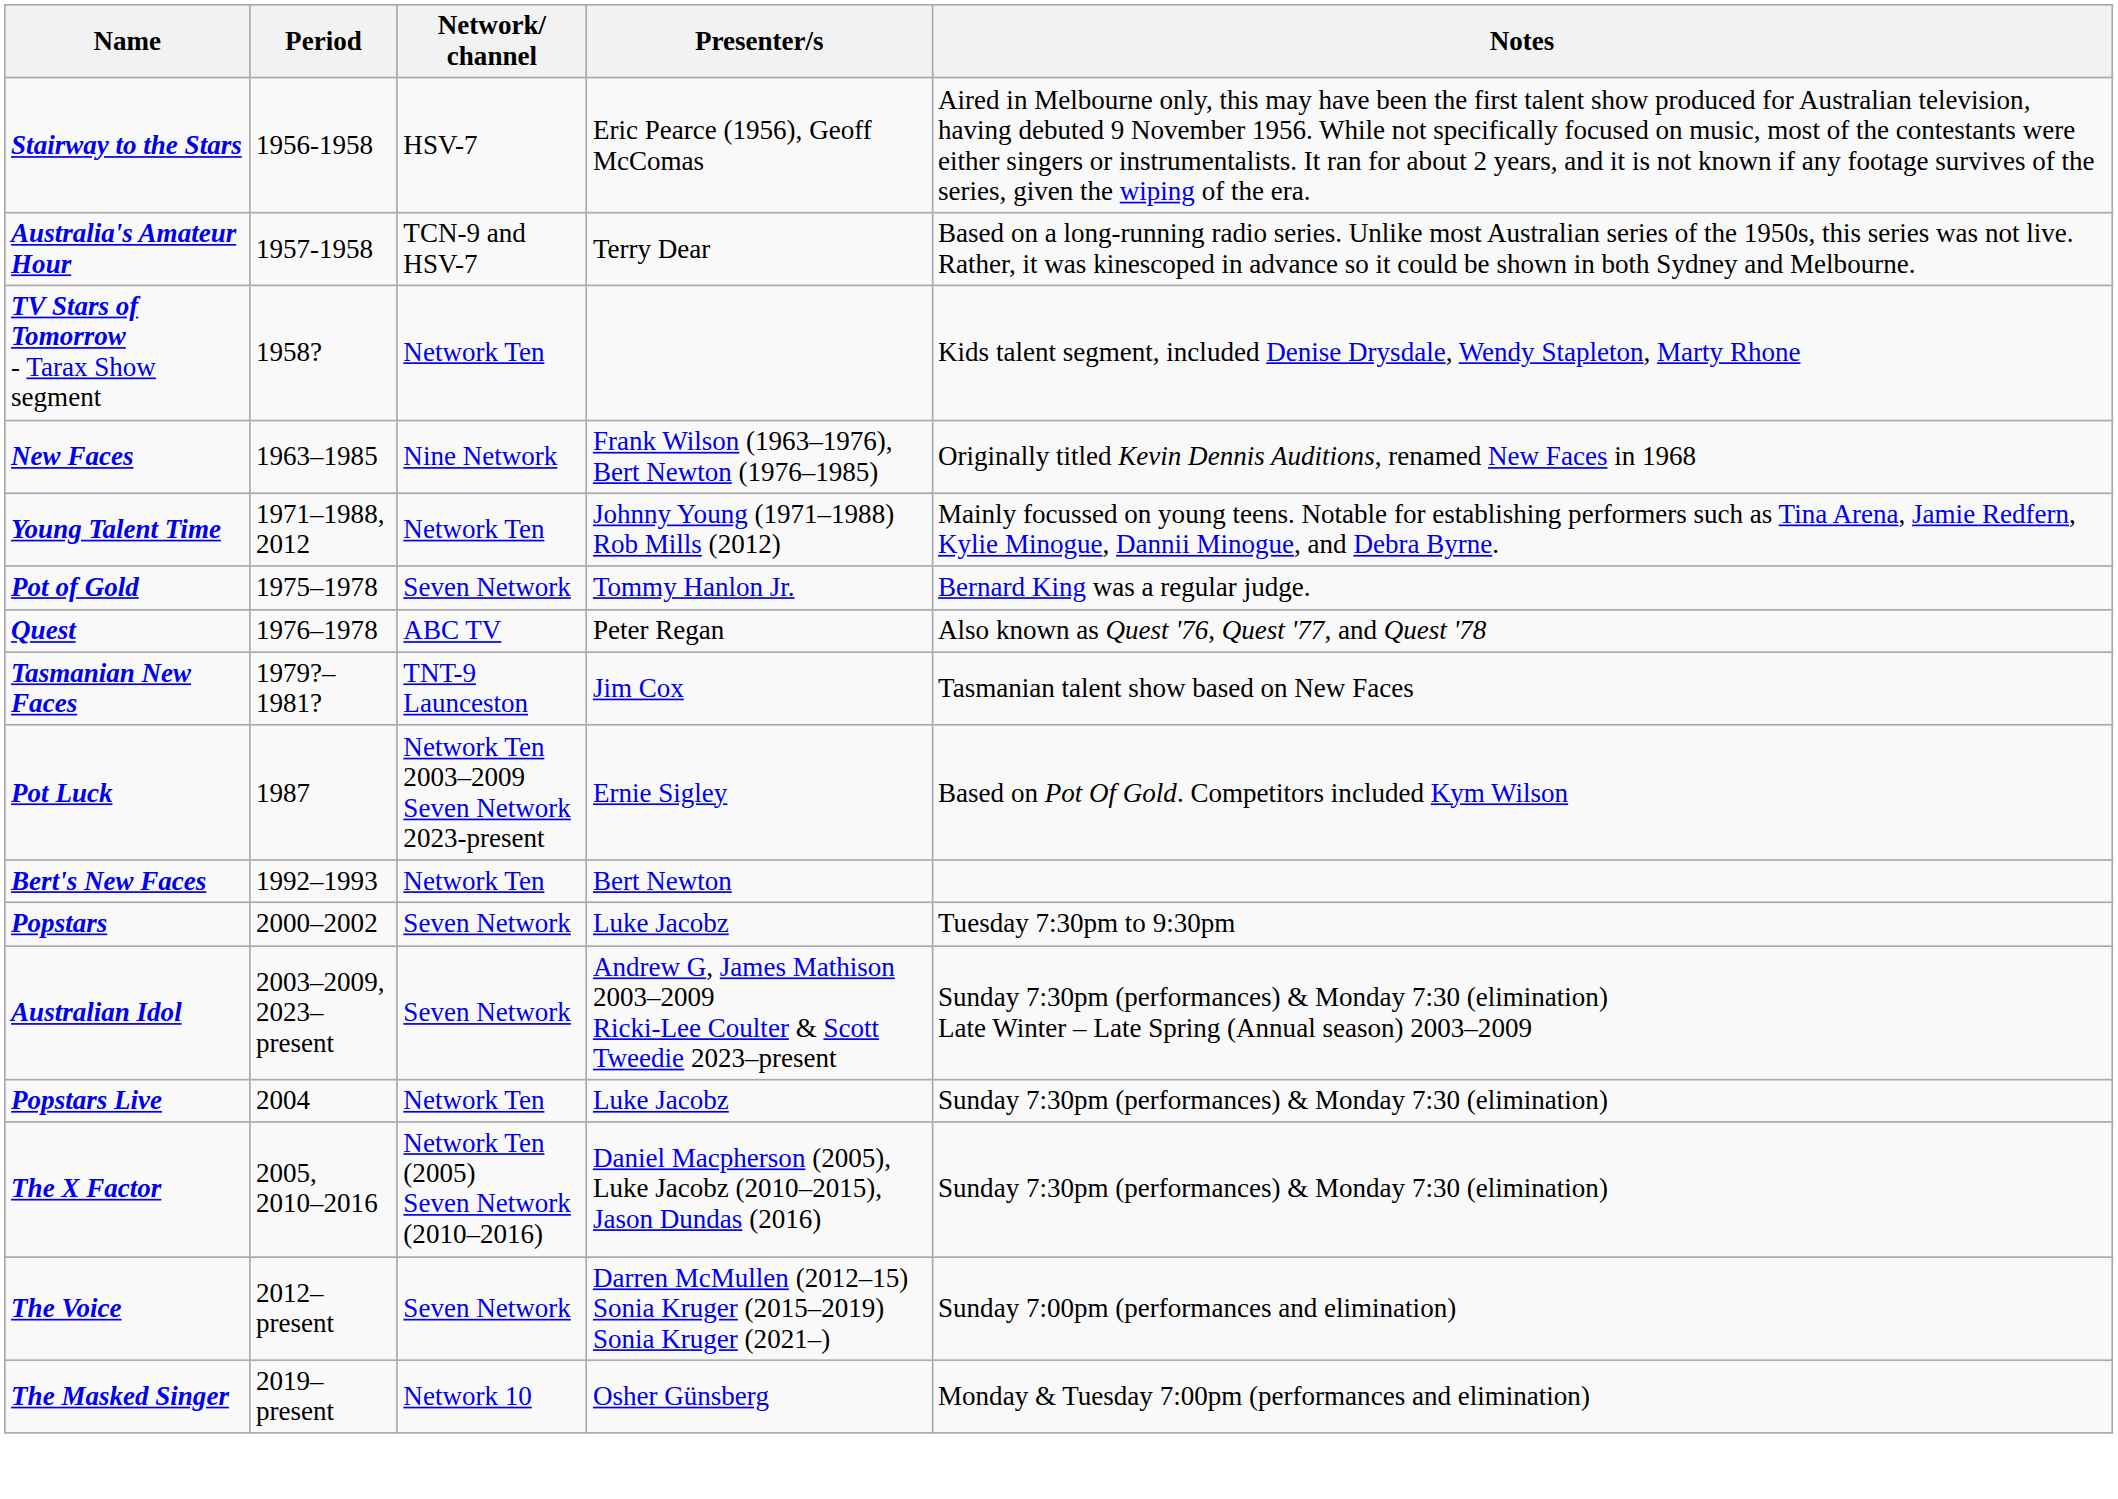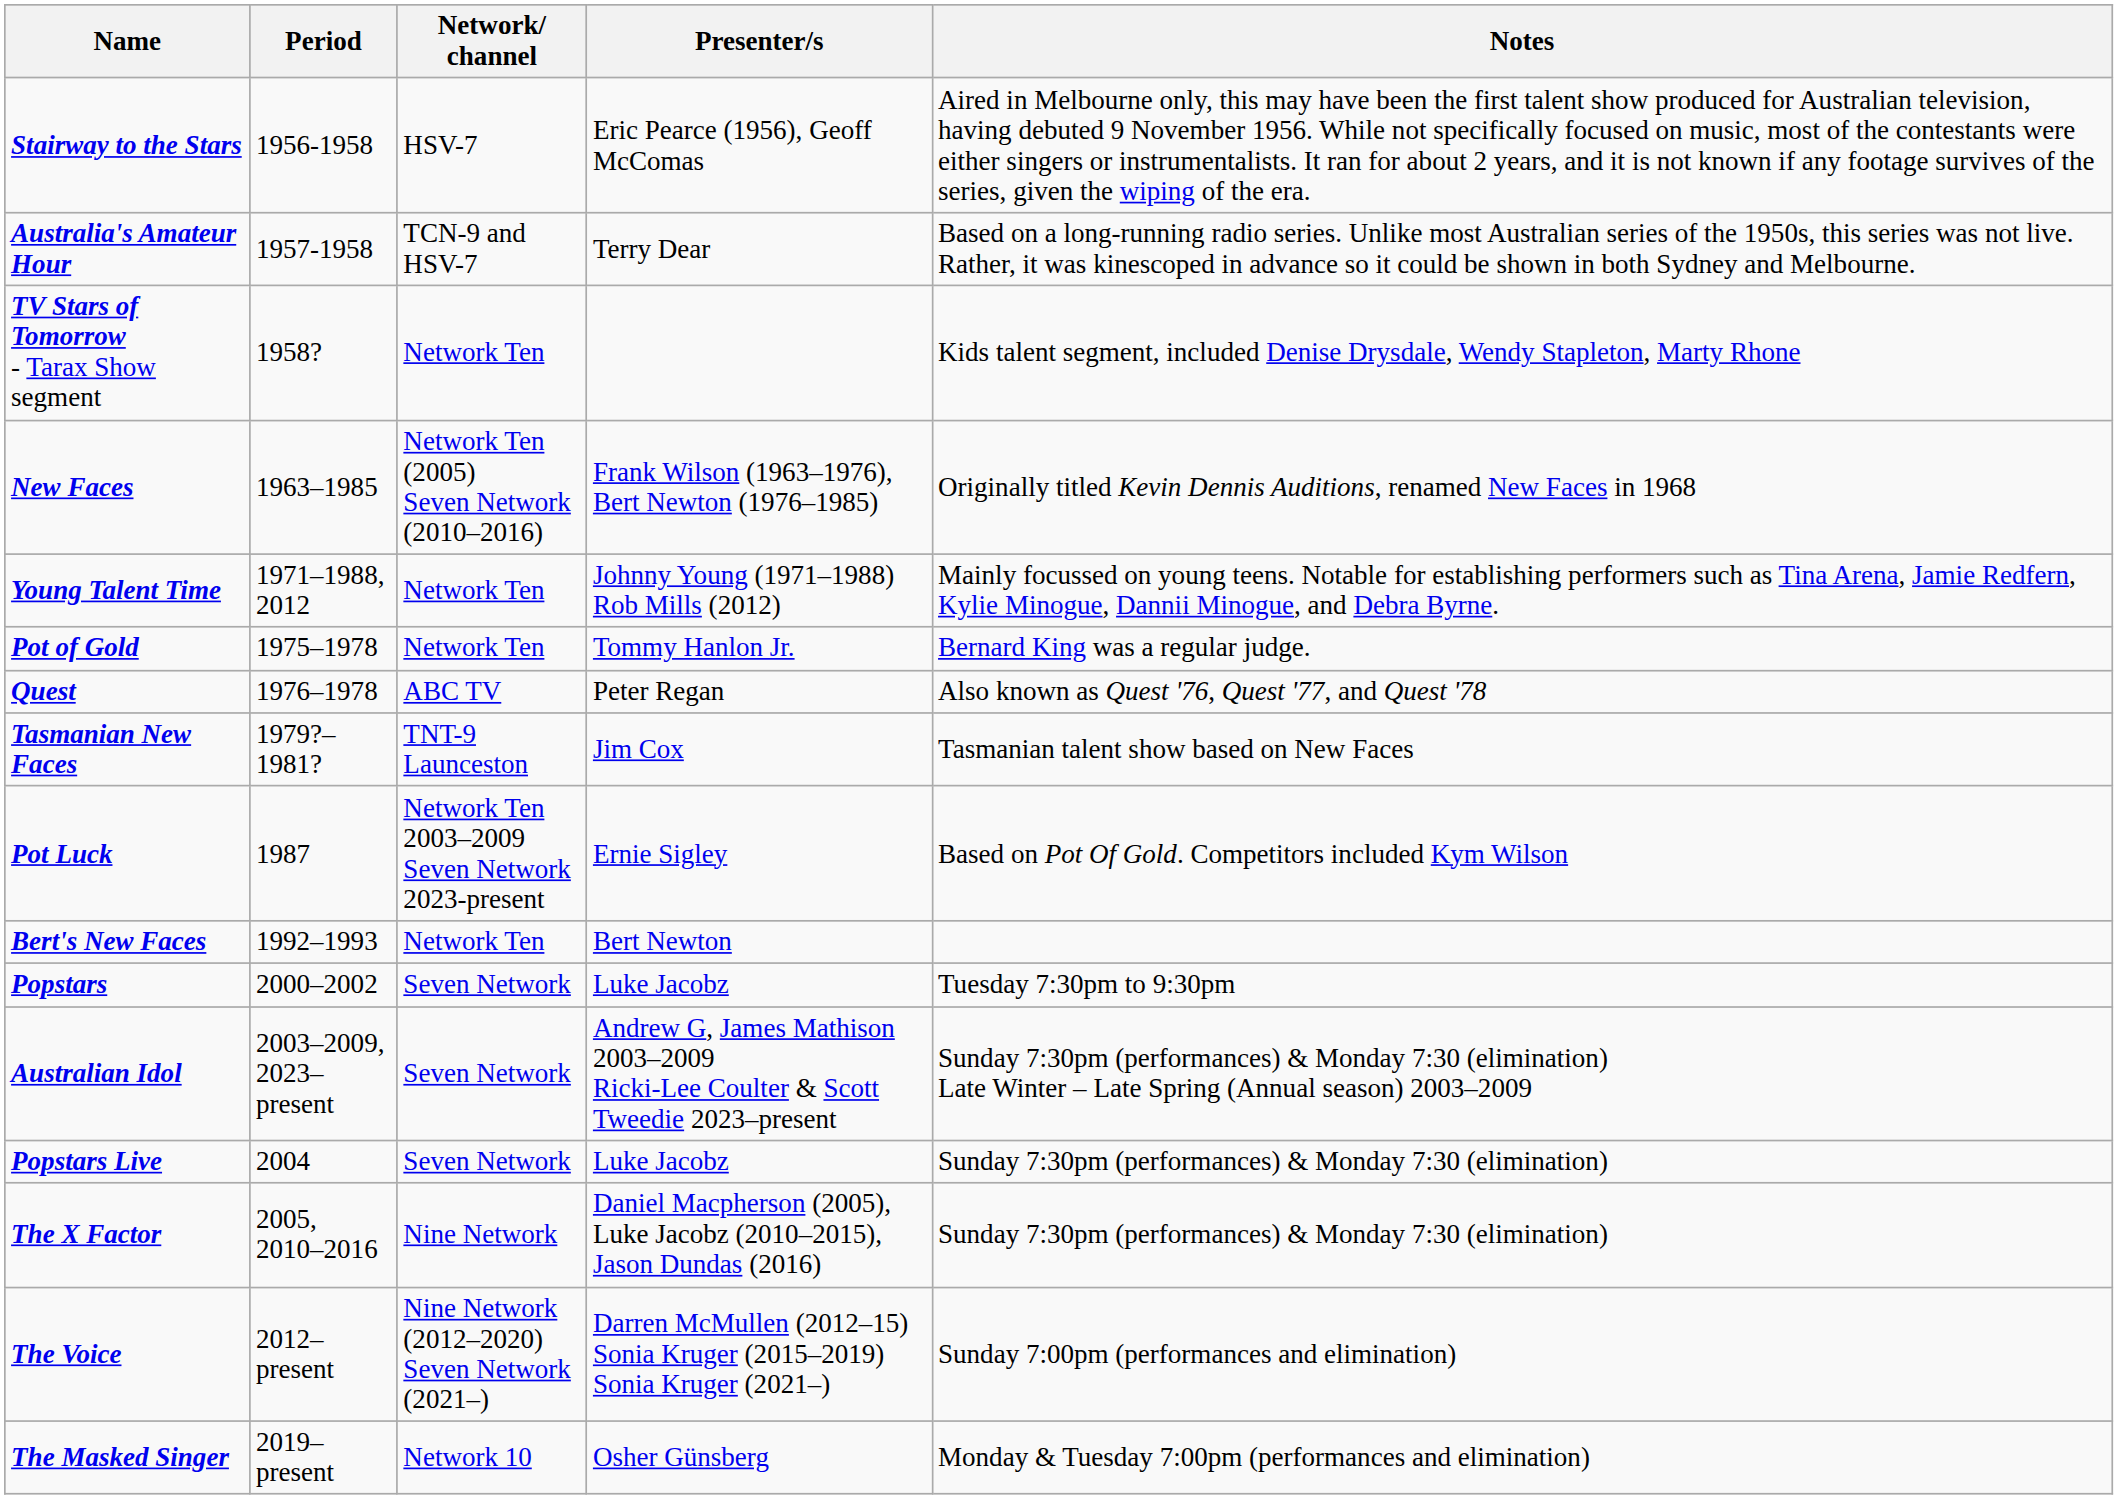(480, 456) Nine Network -> (487, 486) Network Ten (2005) Seven Network (2010–2016)
(487, 587) Seven Network -> (474, 648) Network Ten
(474, 1100) Network Ten -> (487, 1161) Seven Network
(487, 1189) Network Ten (2005) Seven Network (2010–2016) -> (480, 1234) Nine Network
(487, 1308) Seven Network -> (487, 1353) Nine Network (2012–2020) Seven Network (2021–)
